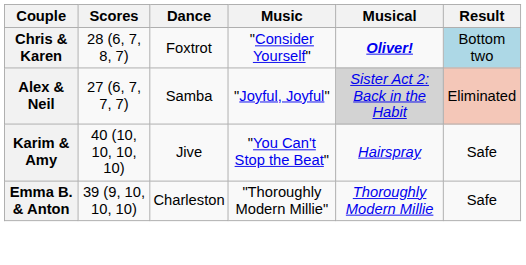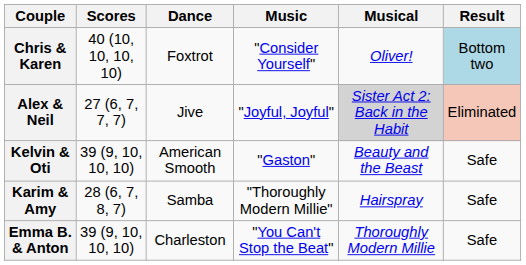(114, 47) 28 (6, 7, 8, 7) -> (111, 56) 40 (10, 10, 10, 10)
(390, 47) bold -> (391, 56) normal
(189, 95) Samba -> (190, 112) Jive
+ row: (40, 160)
(114, 152) 40 (10, 10, 10, 10) -> (111, 200) 28 (6, 7, 8, 7)
(189, 152) Jive -> (190, 200) Samba
(282, 152) "You Can't Stop the Beat" -> (286, 200) "Thoroughly Modern Millie"
(282, 200) "Thoroughly Modern Millie" -> (286, 240) "You Can't Stop the Beat"
